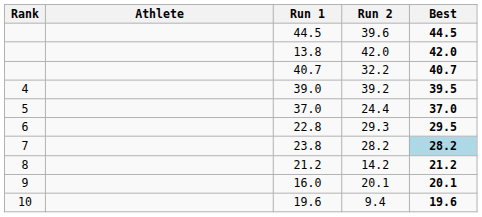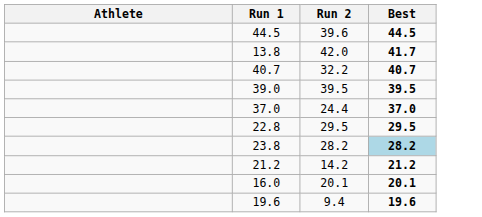- column: (25, 14)
(443, 52) 42.0 -> (402, 52) 41.7
(375, 89) 39.2 -> (334, 89) 39.5
(375, 127) 29.3 -> (334, 127) 29.5
